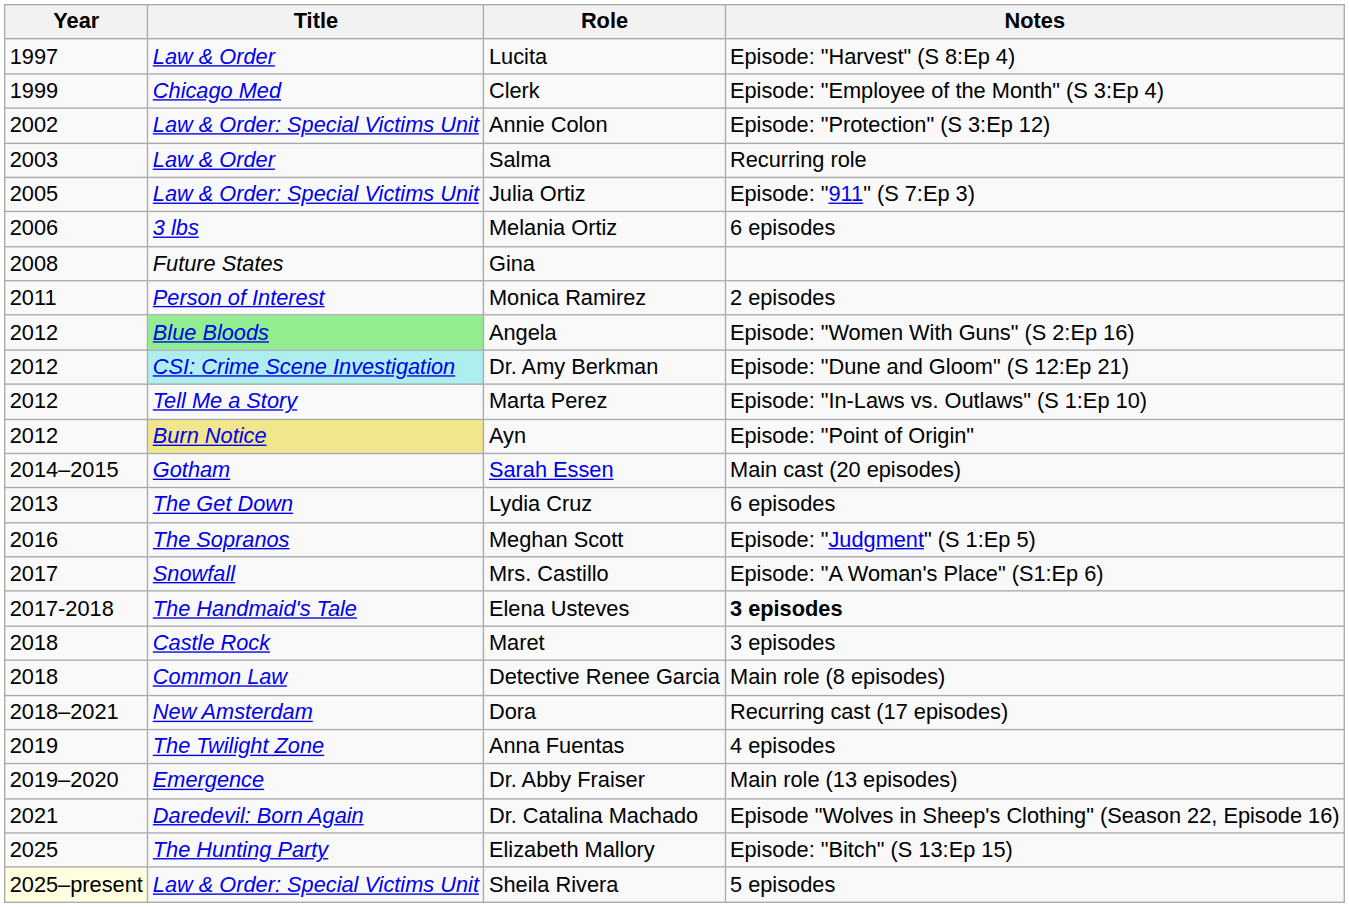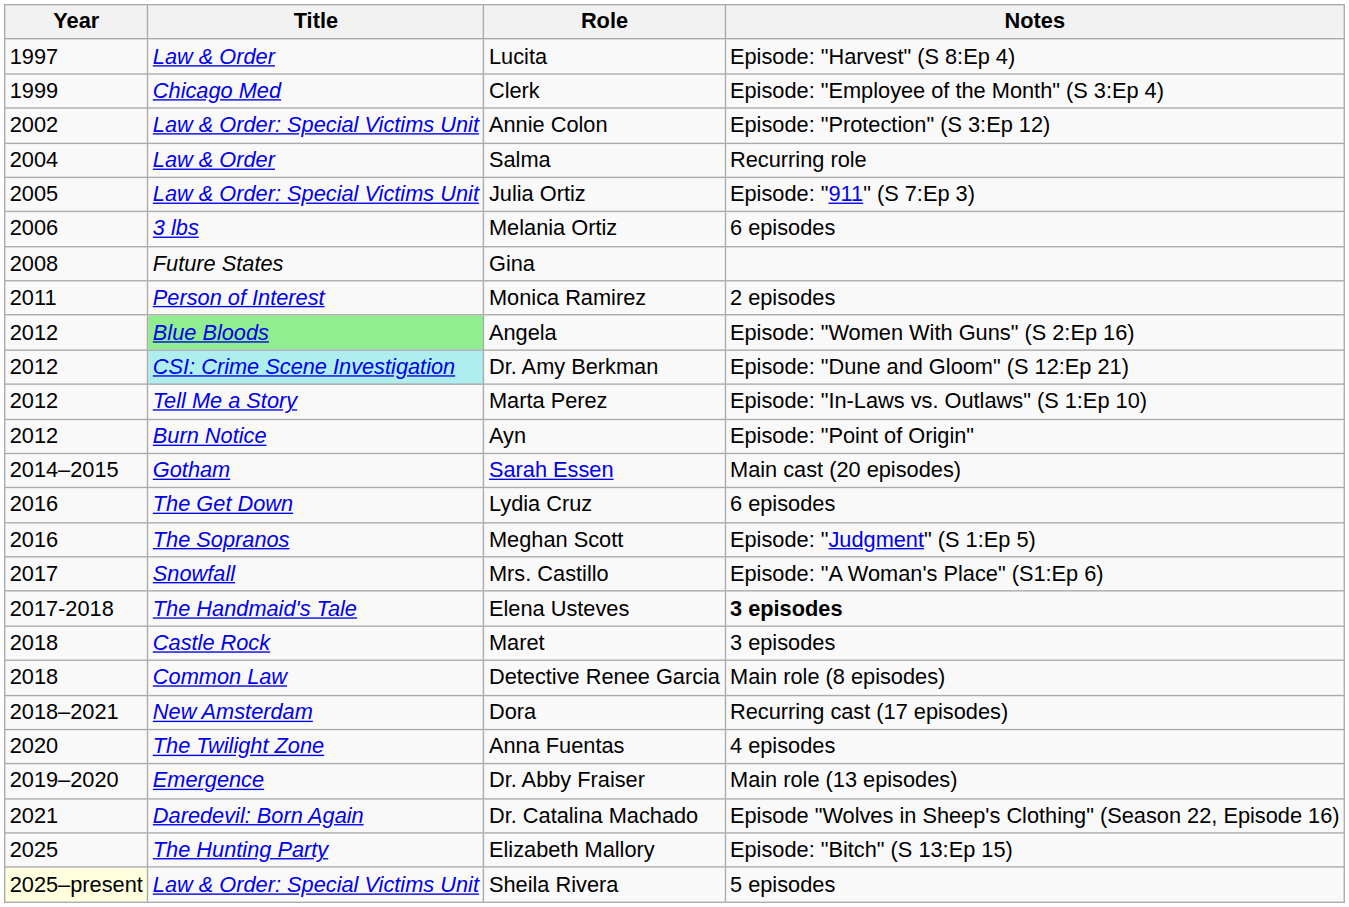(34, 159) 2003 -> (34, 159) 2004
(210, 435) khaki background -> (210, 435) no background
(34, 504) 2013 -> (34, 504) 2016
(34, 746) 2019 -> (34, 746) 2020
